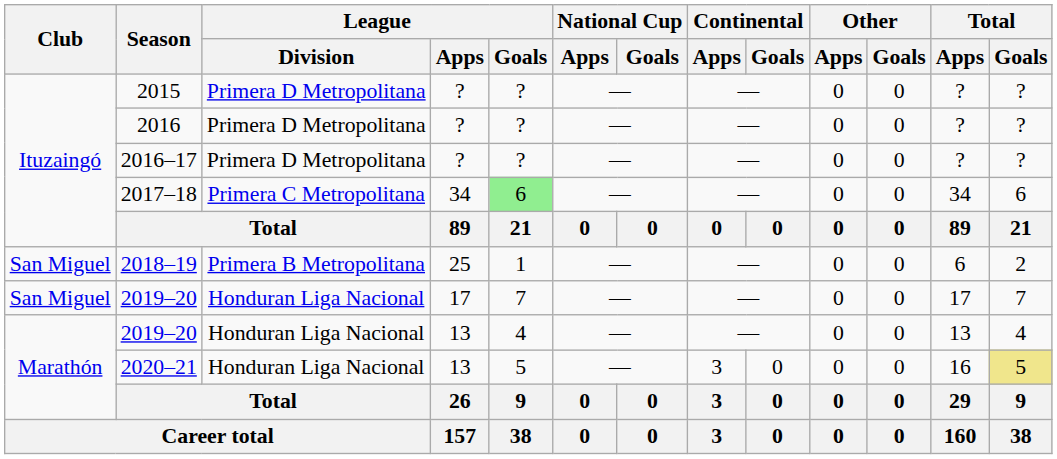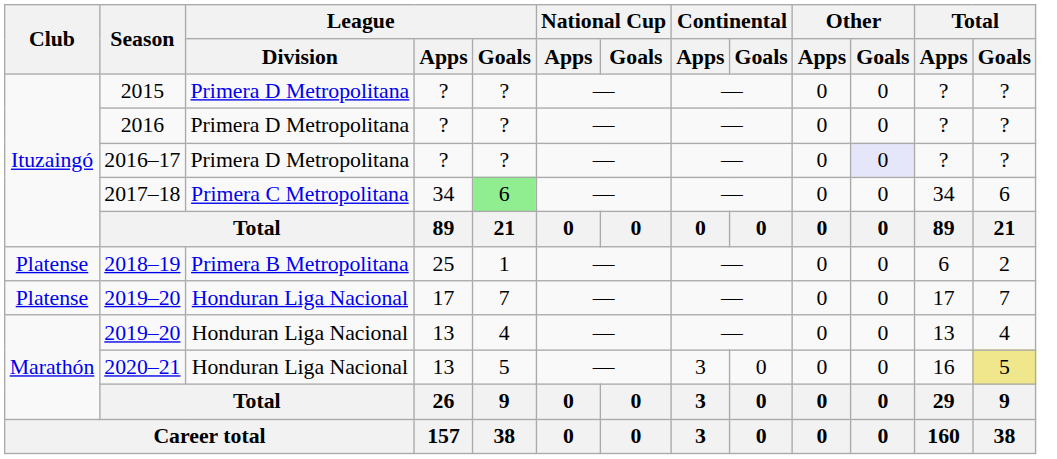(899, 159) no background -> (883, 159) lavender background
(60, 263) San Miguel -> (52, 263) Platense
(60, 297) San Miguel -> (52, 297) Platense
